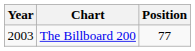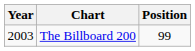(165, 35) 77 -> (165, 35) 99
